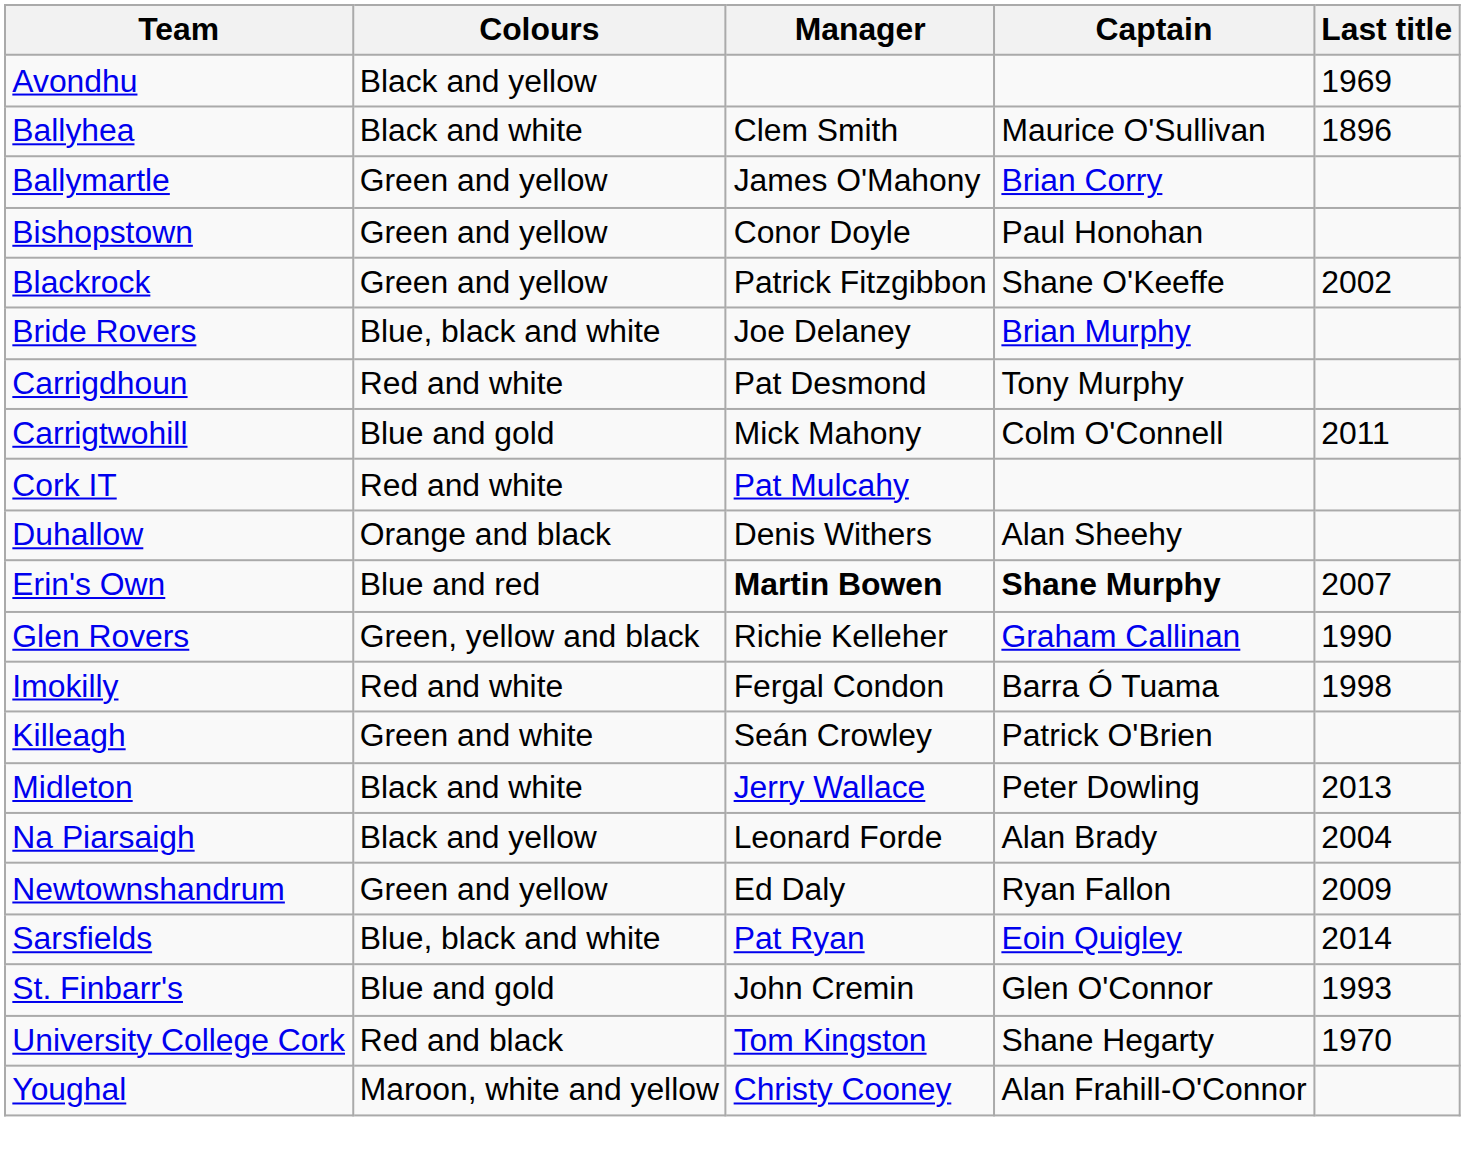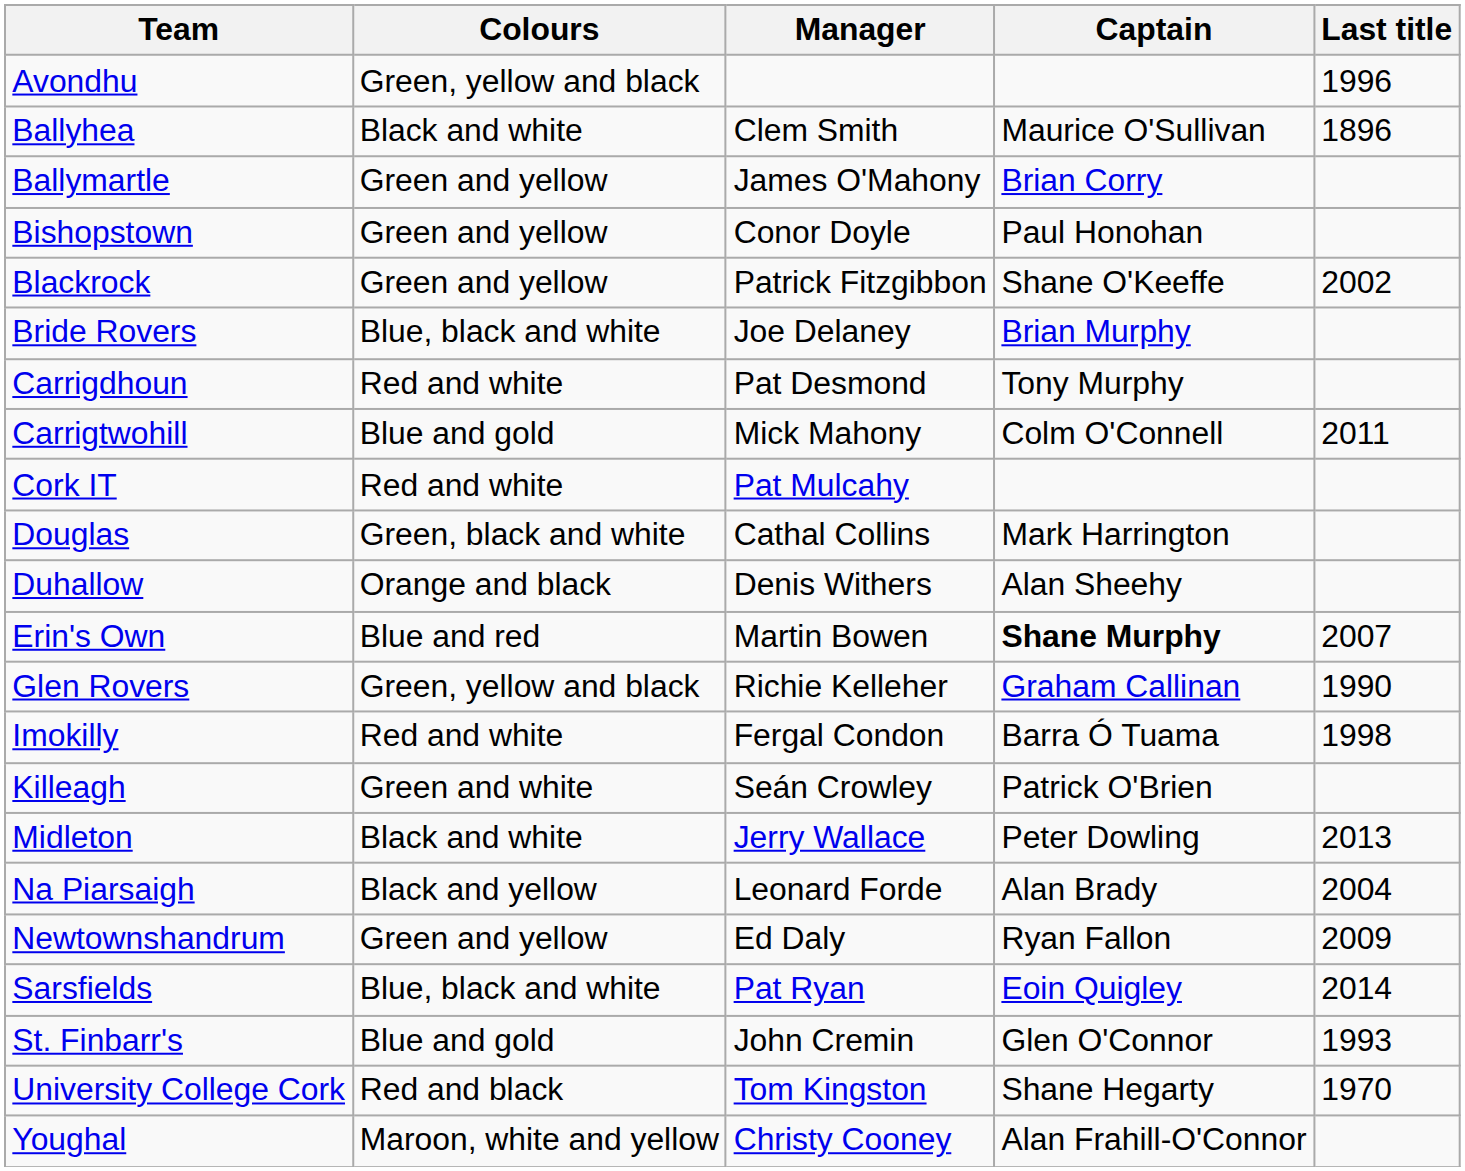(478, 80) Black and yellow -> (530, 80) Green, yellow and black
(1357, 80) 1969 -> (1357, 80) 1996
+ row: (71, 534)
(838, 585) bold -> (831, 635) normal
